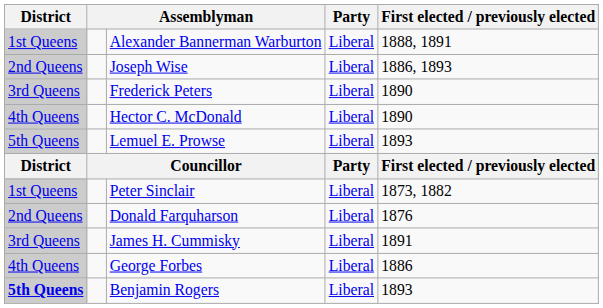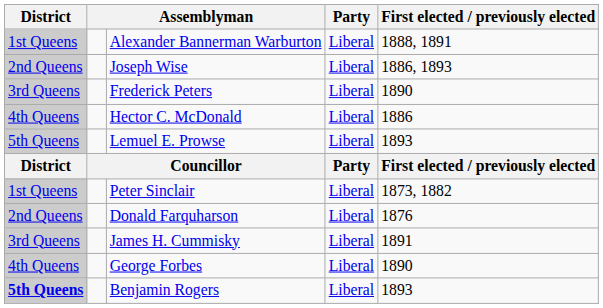(397, 116) 1890 -> (397, 116) 1886
(397, 265) 1886 -> (397, 265) 1890
